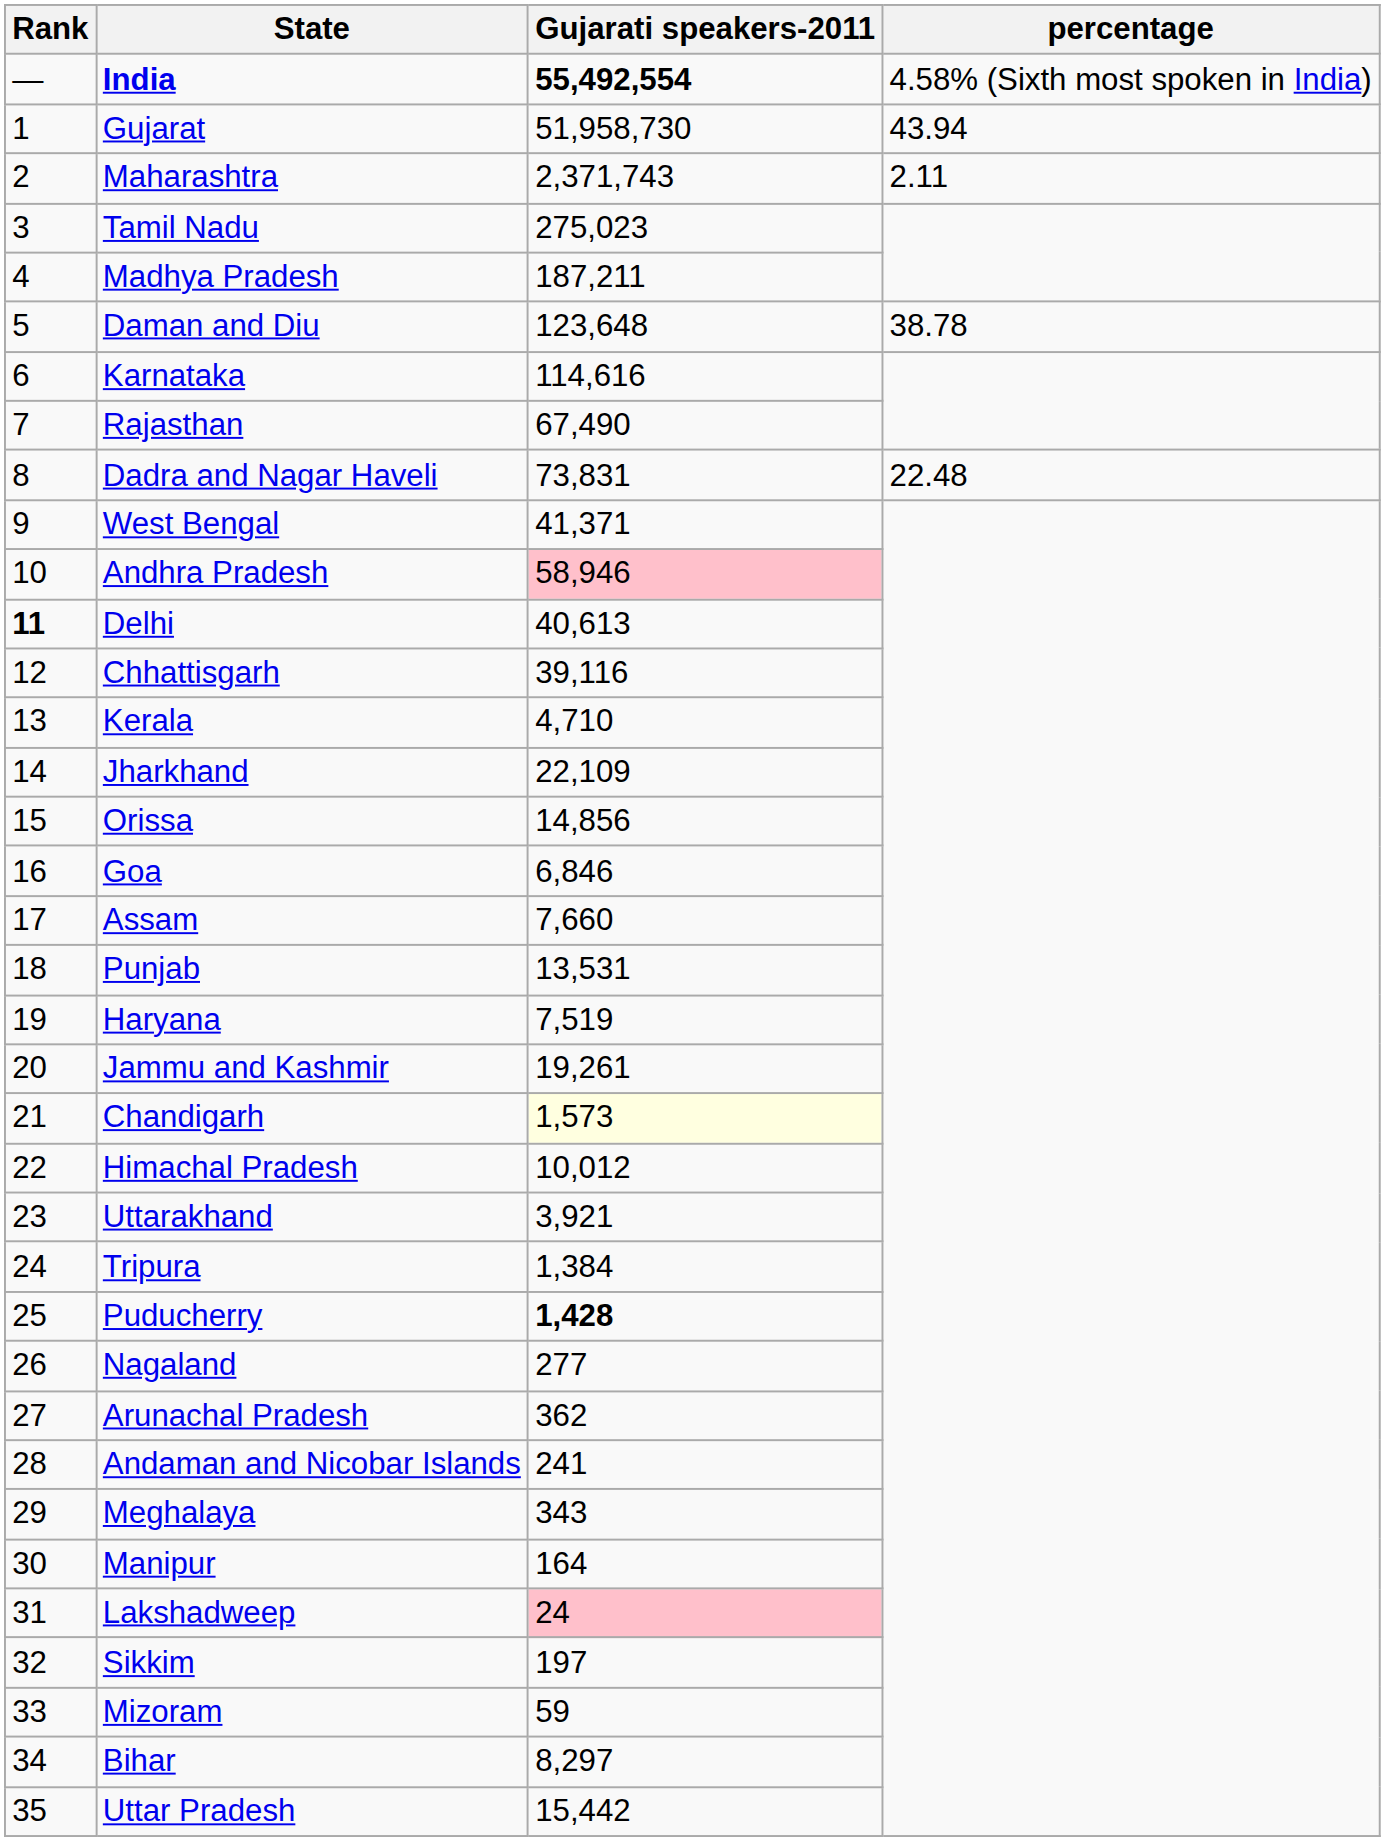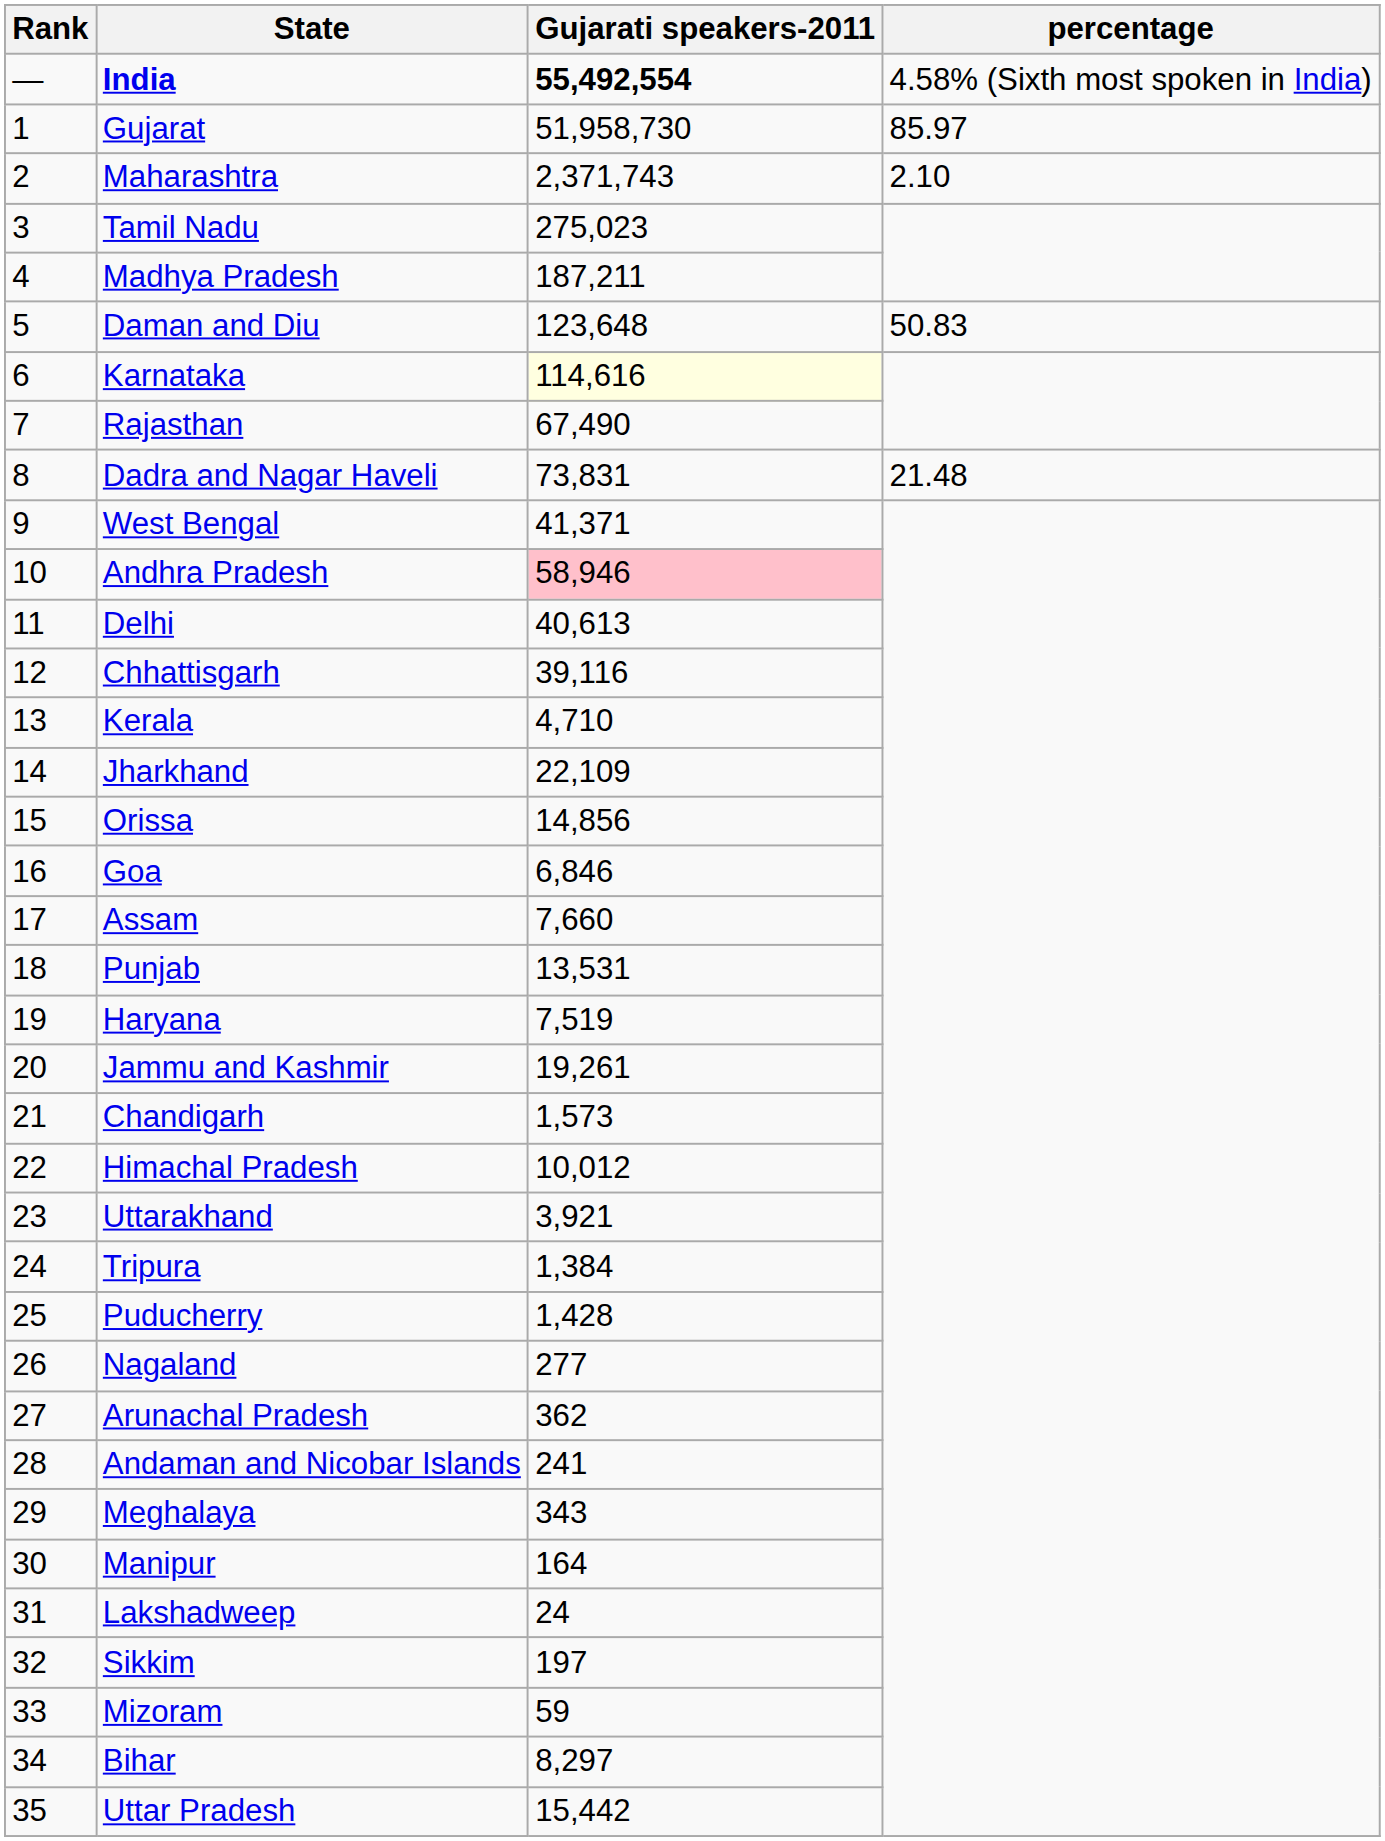(929, 128) 43.94 -> (929, 128) 85.97
(919, 177) 2.11 -> (920, 177) 2.10
(929, 326) 38.78 -> (929, 326) 50.83
(590, 375) no background -> (590, 375) lightyellow background
(929, 474) 22.48 -> (929, 474) 21.48
(29, 623) bold -> (28, 623) normal
(574, 1117) lightyellow background -> (574, 1117) no background
(574, 1315) bold -> (574, 1315) normal
(553, 1612) pink background -> (553, 1612) no background
